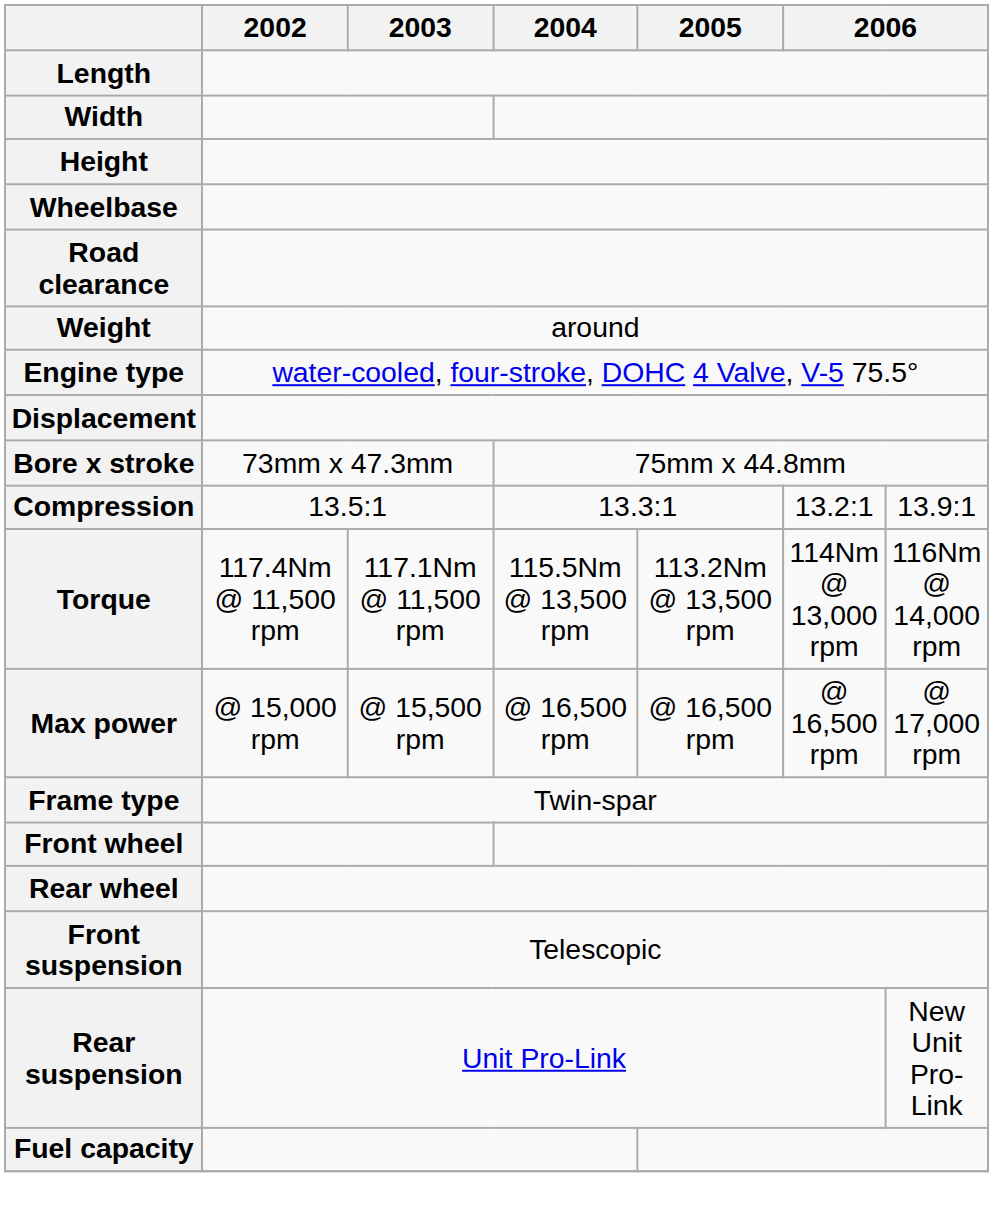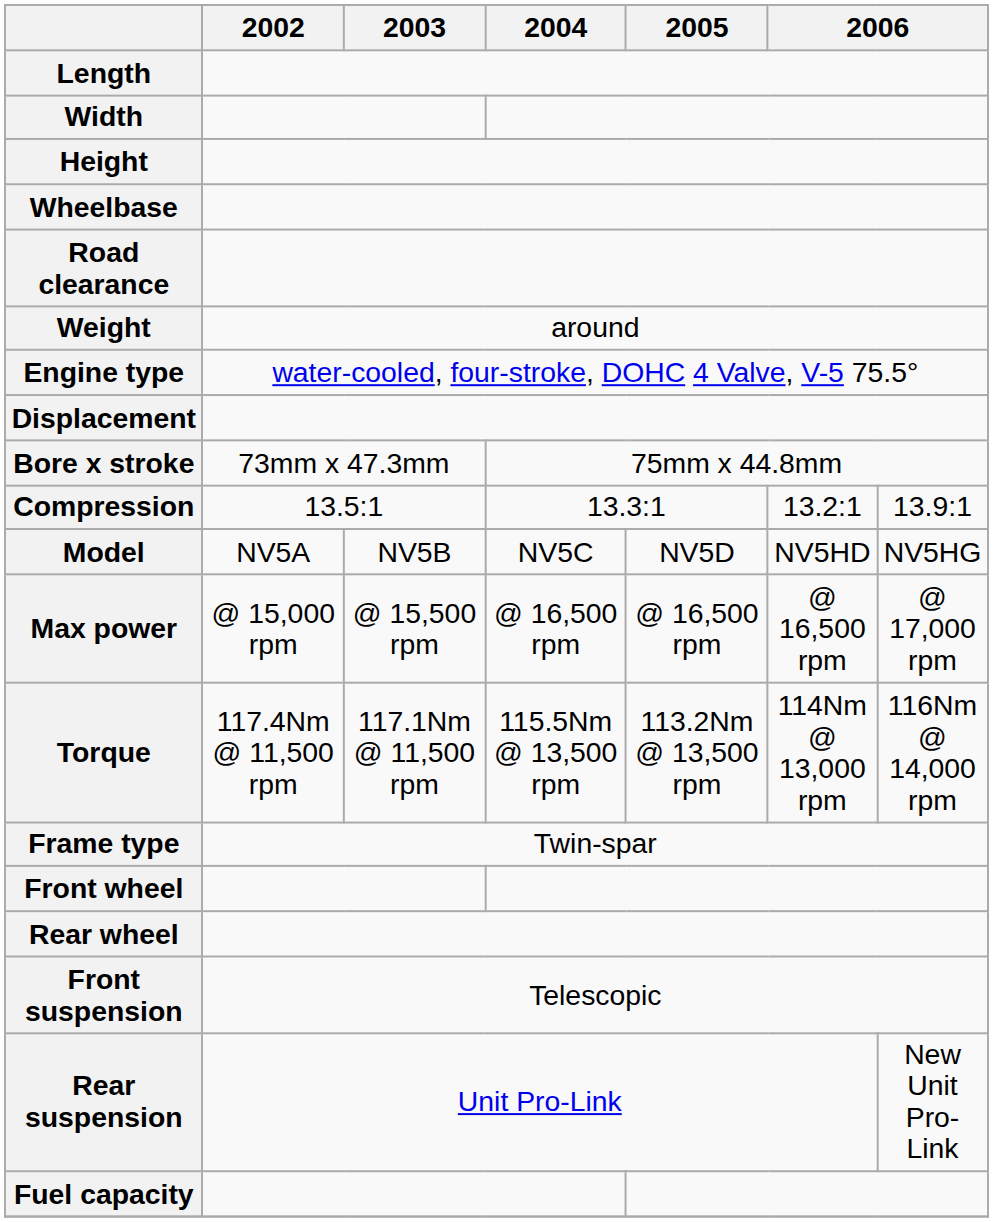+ row: (104, 552)
rows swapped: (104, 723) <-> (104, 600)
